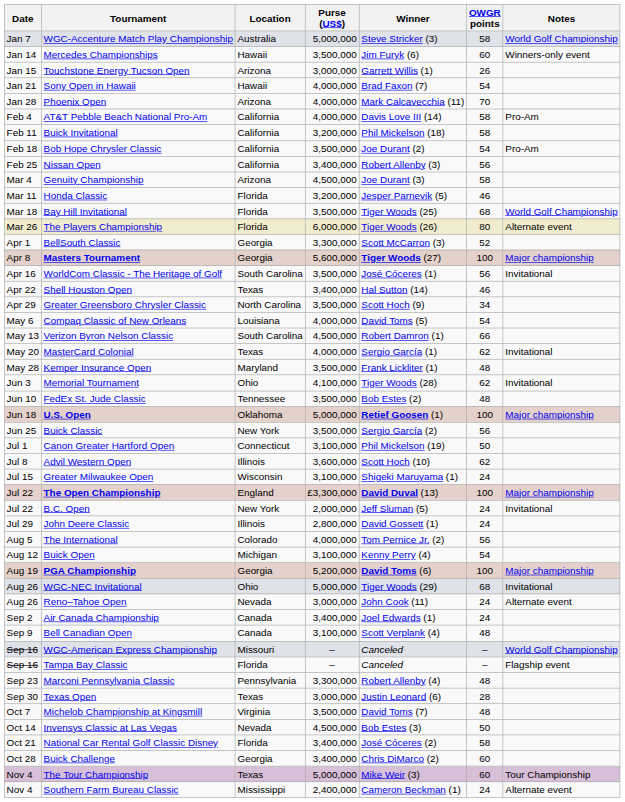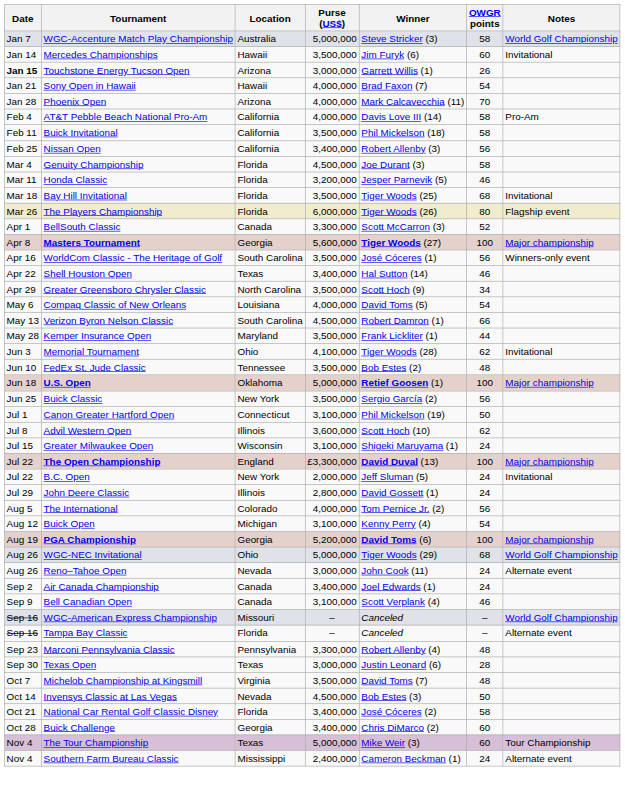(548, 55) Winners-only event -> (529, 55) Invitational
(21, 70) normal -> (22, 70) bold
(335, 133) 3,200,000 -> (335, 133) 3,500,000
- row: (103, 149)
(254, 180) Arizona -> (253, 164) Florida
(561, 211) World Golf Championship -> (529, 195) Invitational
(539, 227) Alternate event -> (537, 211) Flagship event
(255, 242) Georgia -> (255, 227) Canada
(529, 274) Invitational -> (548, 258) Winners-only event
- row: (89, 352)
(485, 367) 48 -> (485, 336) 44
(529, 586) Invitational -> (561, 555) World Golf Championship
(485, 633) 48 -> (485, 602) 46
(537, 665) Flagship event -> (539, 633) Alternate event
